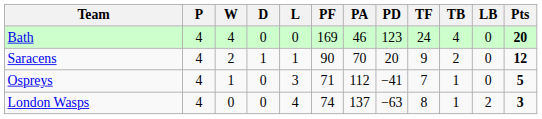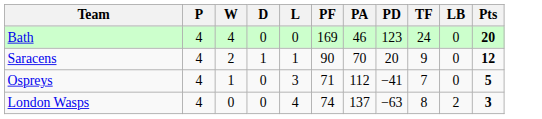- column: (456, 15)
